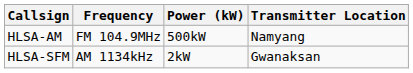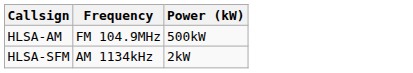- column: (328, 15)
